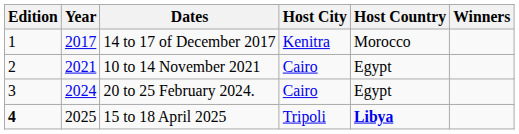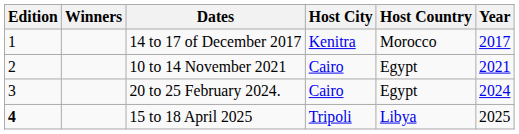columns swapped: (81, 16) <-> (482, 16)
(374, 116) bold -> (398, 116) normal
